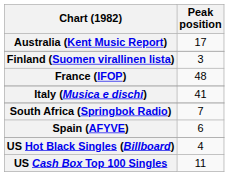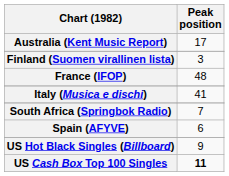(200, 146) 4 -> (200, 146) 9
(200, 163) normal -> (200, 163) bold
